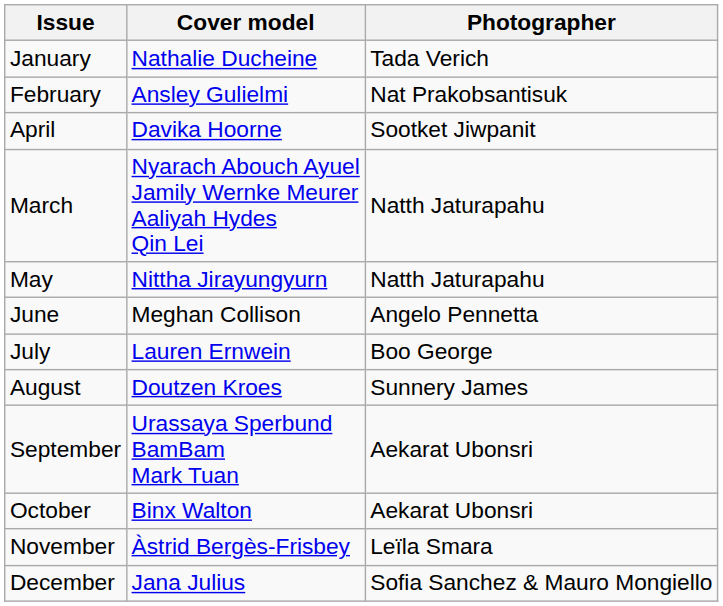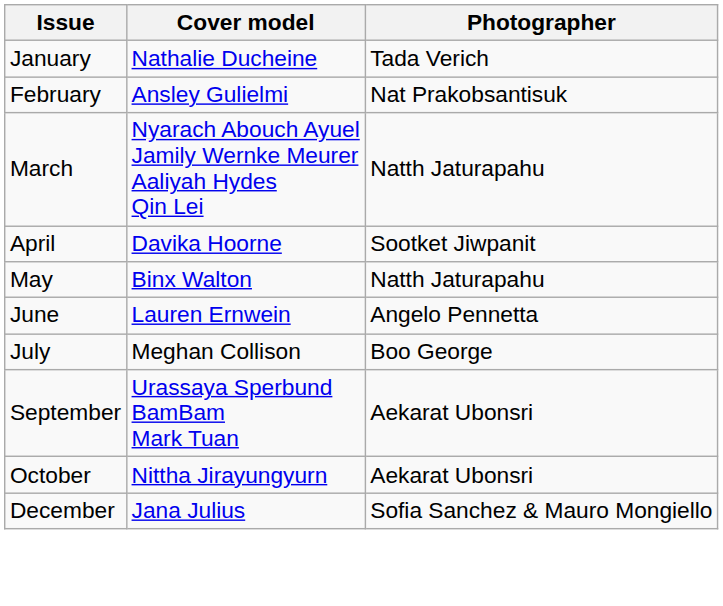rows swapped: (42, 204) <-> (33, 130)
(229, 279) Nittha Jirayungyurn -> (192, 279) Binx Walton
(216, 315) Meghan Collison -> (211, 315) Lauren Ernwein
(211, 351) Lauren Ernwein -> (216, 351) Meghan Collison
- row: (45, 387)
(192, 510) Binx Walton -> (229, 474) Nittha Jirayungyurn
- row: (62, 546)
